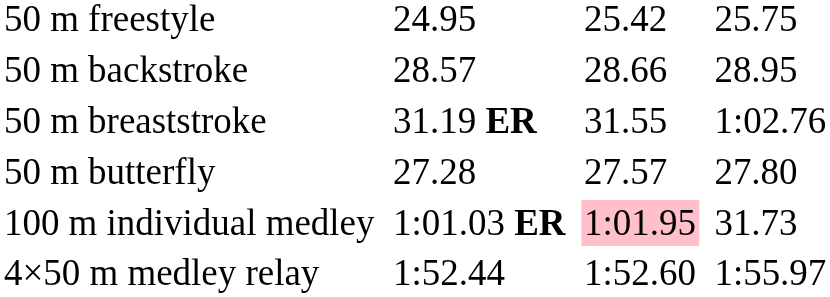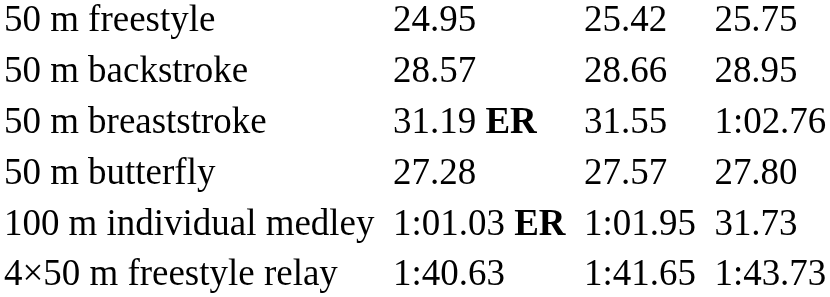(640, 222) pink background -> (640, 222) no background
+ row: (171, 273)
- row: (162, 273)
